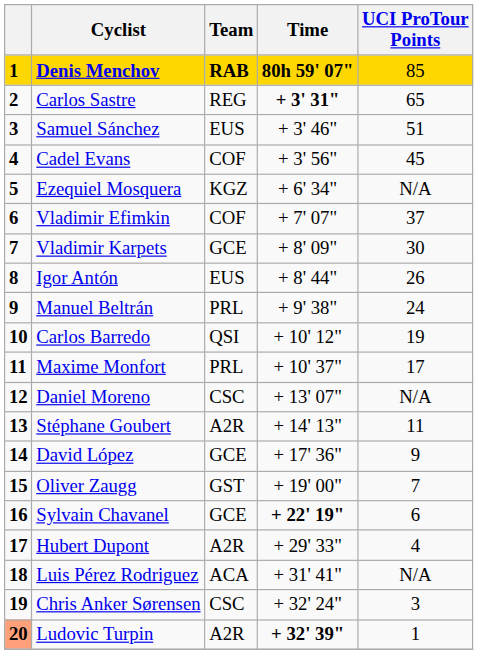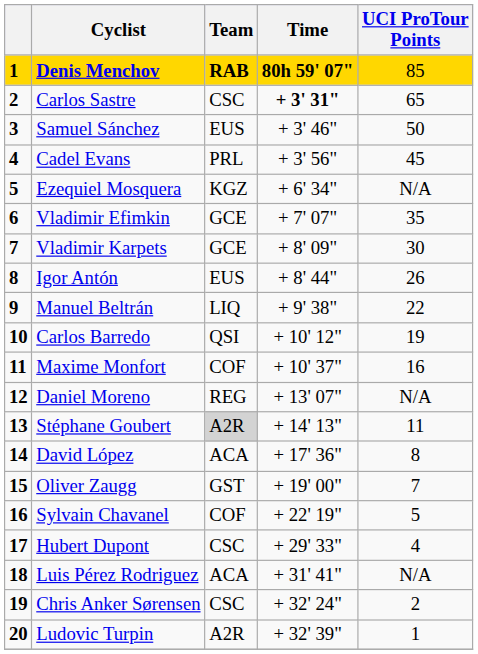(228, 99) REG -> (227, 99) CSC
(415, 129) 51 -> (415, 129) 50
(227, 159) COF -> (226, 159) PRL
(227, 218) COF -> (228, 218) GCE
(415, 218) 37 -> (415, 218) 35
(226, 307) PRL -> (225, 307) LIQ
(415, 307) 24 -> (415, 307) 22
(226, 366) PRL -> (227, 366) COF
(415, 366) 17 -> (415, 366) 16
(227, 396) CSC -> (228, 396) REG
(227, 426) no background -> (227, 426) lightgrey background
(228, 456) GCE -> (229, 456) ACA
(415, 456) 9 -> (415, 456) 8
(228, 515) GCE -> (227, 515) COF
(308, 515) bold -> (308, 515) normal
(415, 515) 6 -> (415, 515) 5
(227, 545) A2R -> (227, 545) CSC
(415, 604) 3 -> (415, 604) 2
(18, 634) lightsalmon background -> (18, 634) no background
(308, 634) bold -> (308, 634) normal
